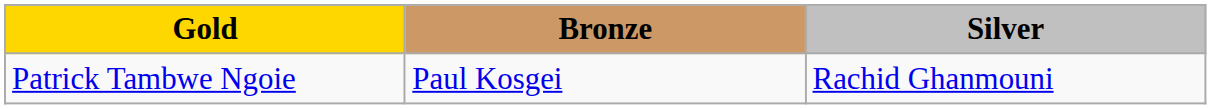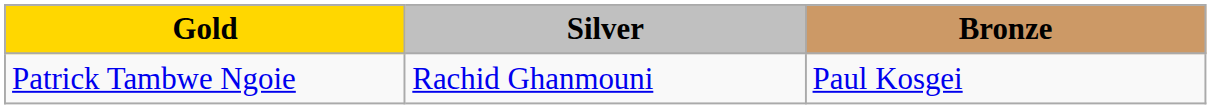columns swapped: (1006, 28) <-> (605, 28)
